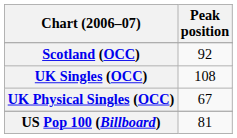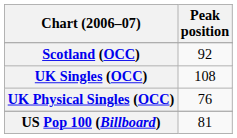(205, 99) 67 -> (205, 99) 76
